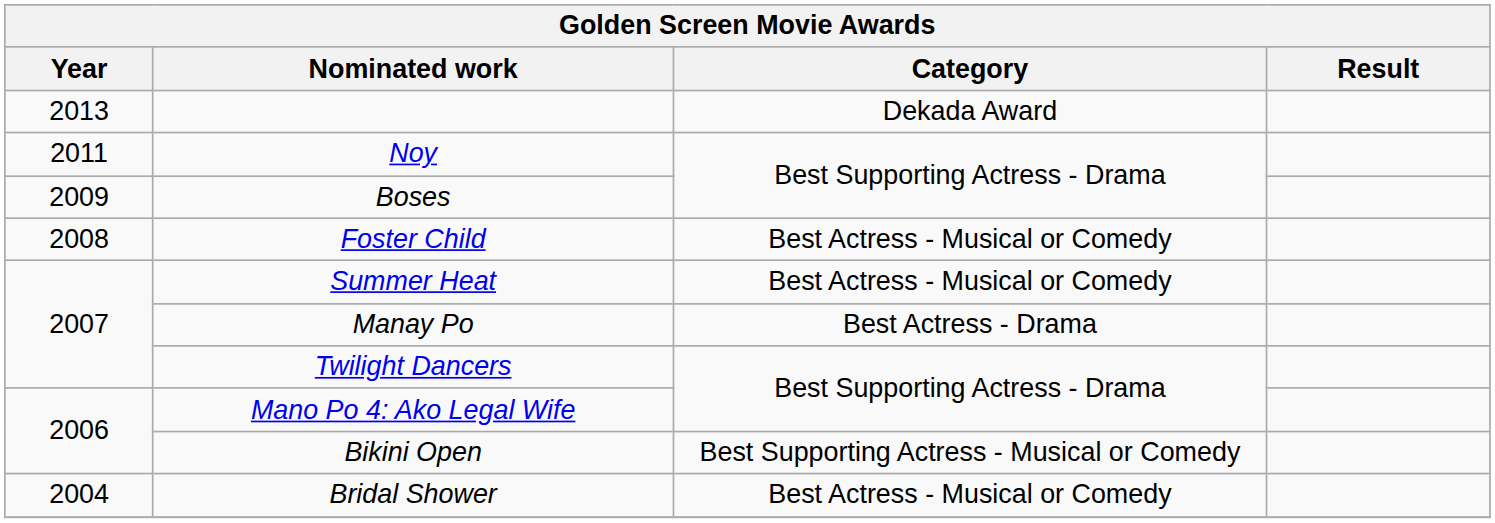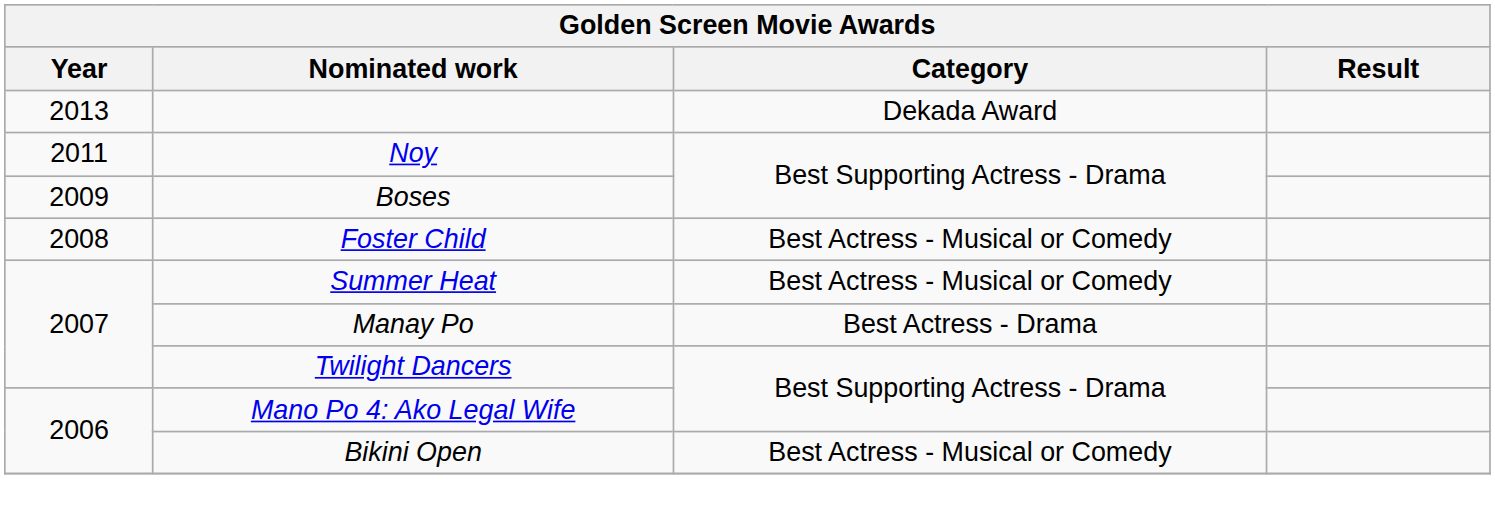(970, 452) Best Supporting Actress - Musical or Comedy -> (970, 452) Best Actress - Musical or Comedy
- row: (79, 494)
